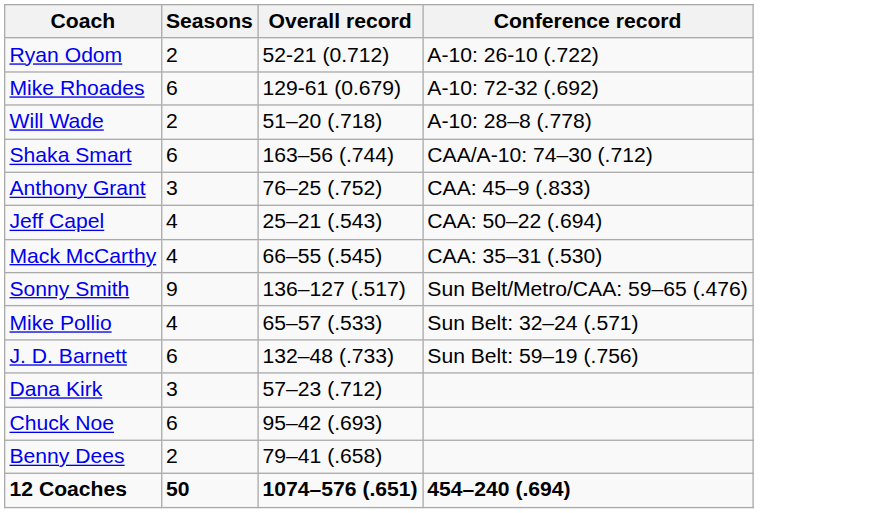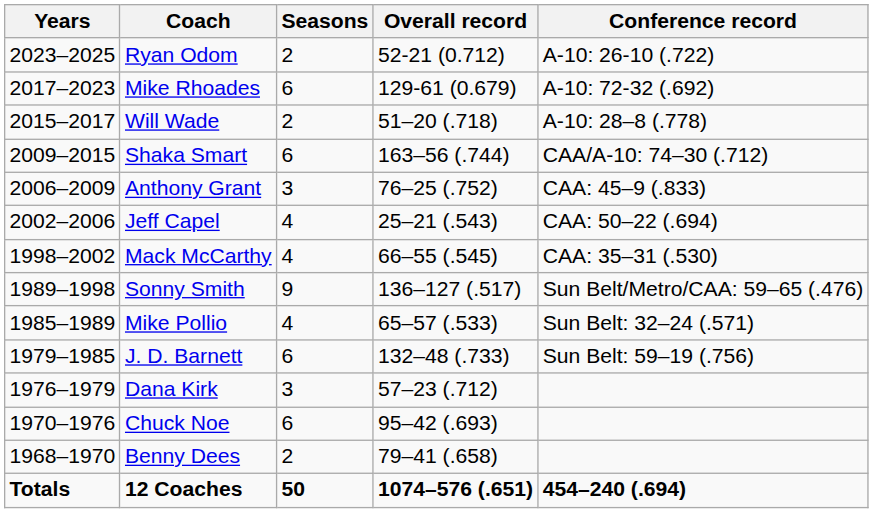+ column: (62, 21)
